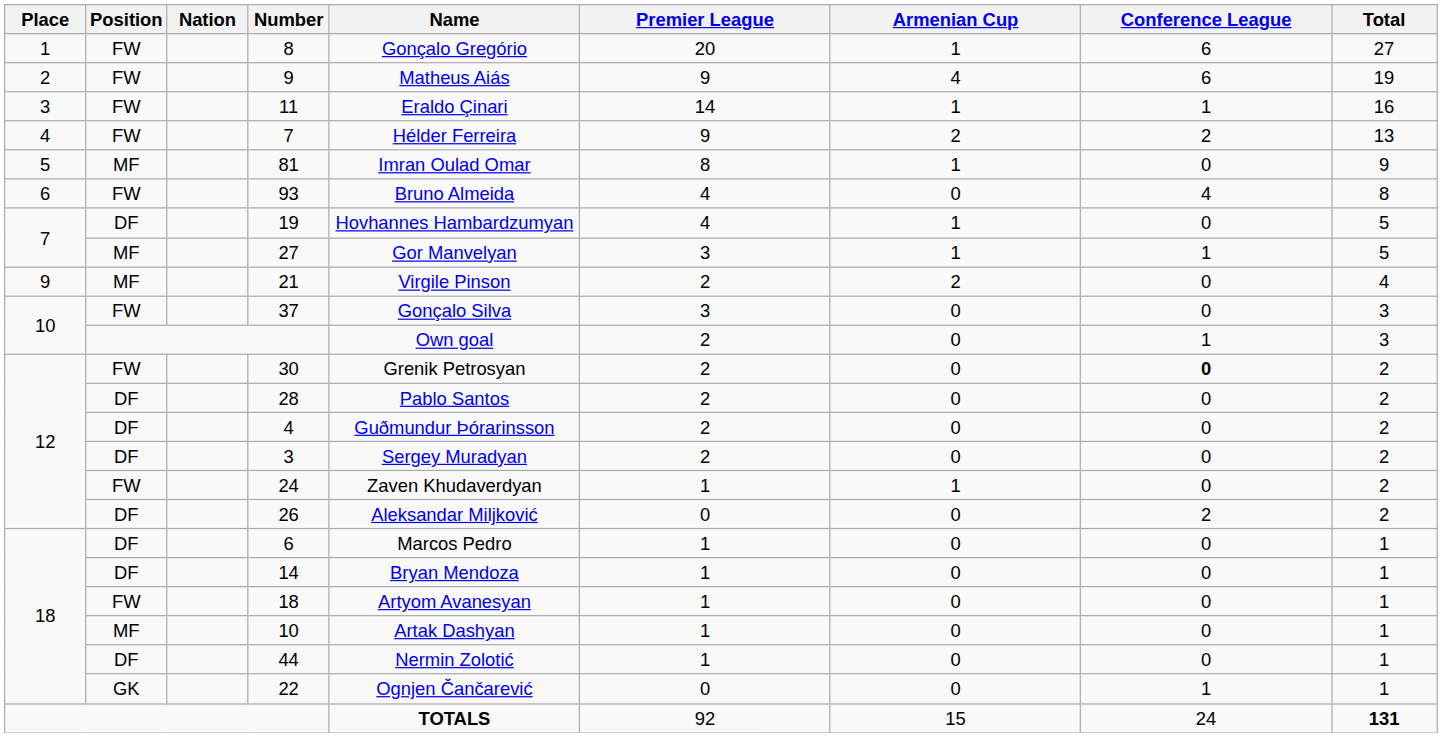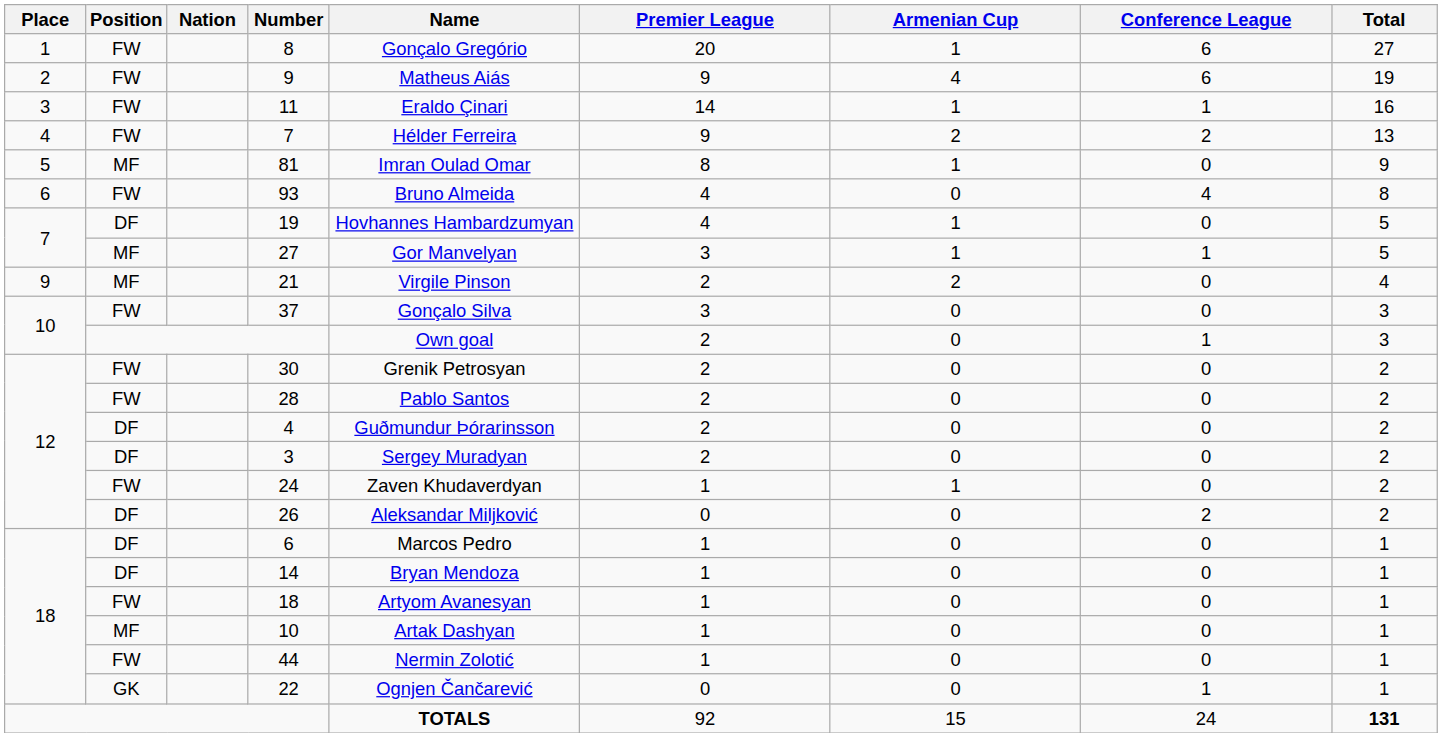(1206, 369) bold -> (1206, 369) normal
(126, 398) DF -> (126, 398) FW
(126, 660) DF -> (126, 660) FW
